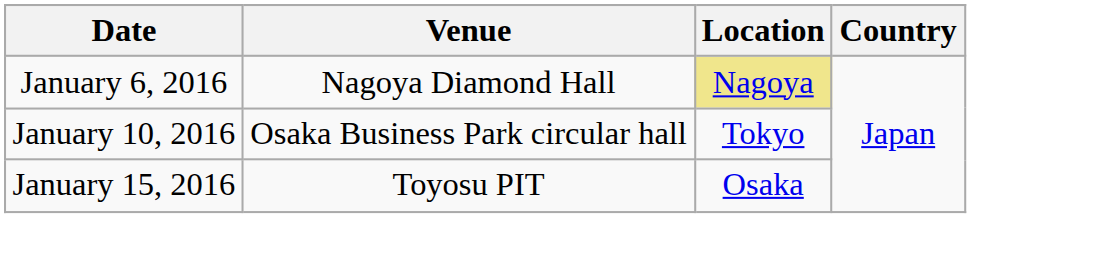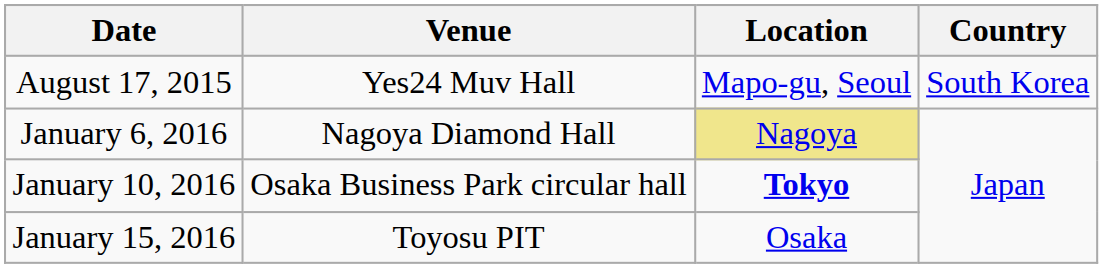+ row: (124, 81)
(763, 133) normal -> (807, 184) bold
